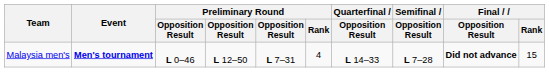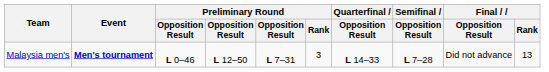(319, 55) 4 -> (319, 55) 3
(481, 55) bold -> (479, 55) normal
(532, 55) 15 -> (527, 55) 13
